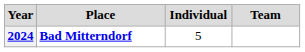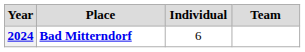(198, 35) 5 -> (198, 35) 6
